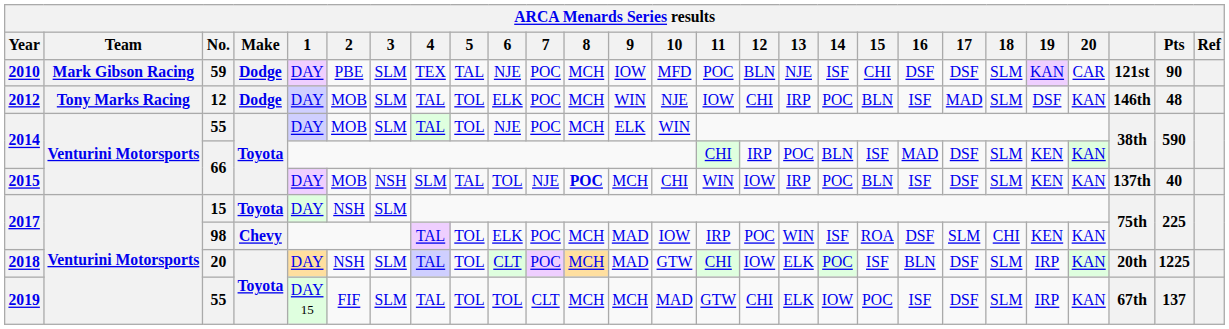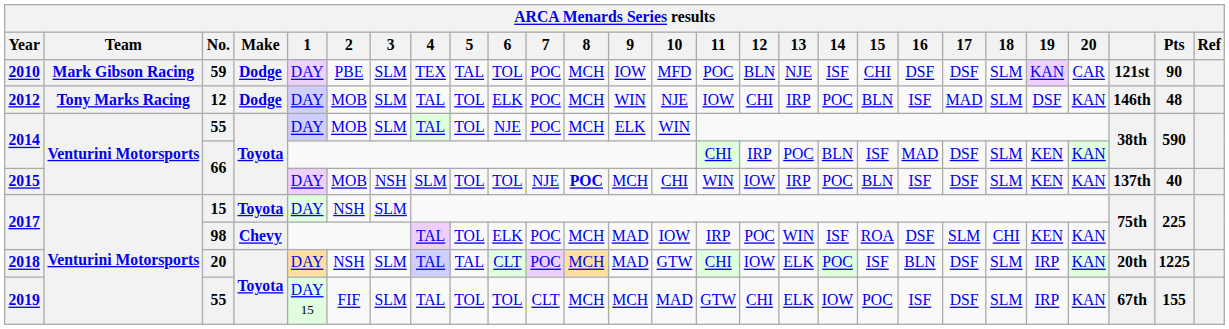(507, 72) NJE -> (507, 72) TOL
(469, 181) TAL -> (469, 181) TOL
(469, 263) TOL -> (469, 263) TAL
(1174, 300) 137 -> (1174, 300) 155
